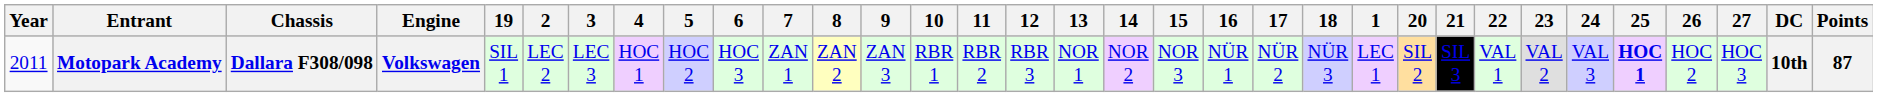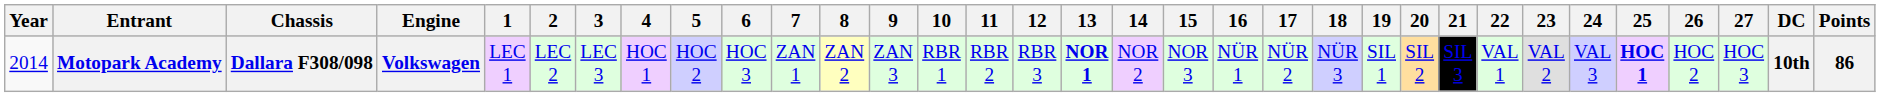columns swapped: (1376, 20) <-> (504, 20)
(29, 63) 2011 -> (29, 63) 2014
(1078, 63) normal -> (1087, 63) bold
(1842, 63) 87 -> (1845, 63) 86
